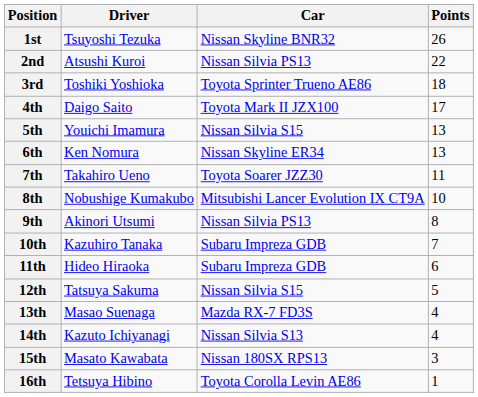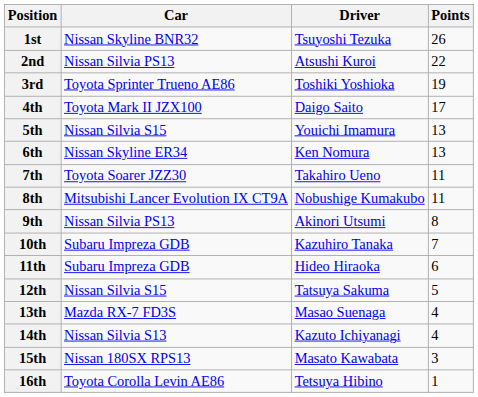columns swapped: (129, 15) <-> (313, 15)
(438, 84) 18 -> (438, 84) 19
(438, 198) 10 -> (438, 198) 11
